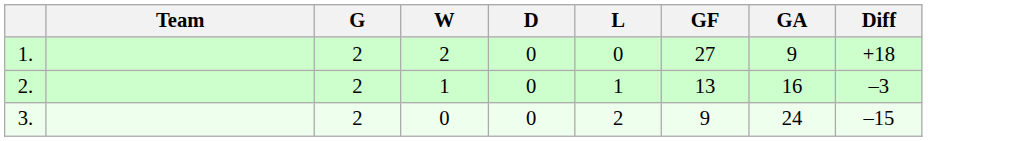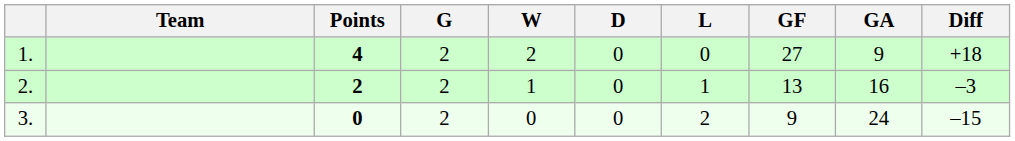+ column: (357, 20)
